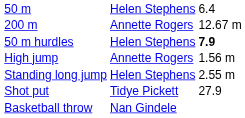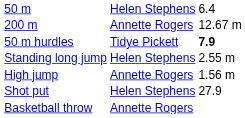(153, 42) Helen Stephens -> (144, 42) Tidye Pickett
rows swapped: (31, 58) <-> (56, 75)
(144, 91) Tidye Pickett -> (153, 91) Helen Stephens
(143, 108) Nan Gindele -> (152, 108) Annette Rogers
